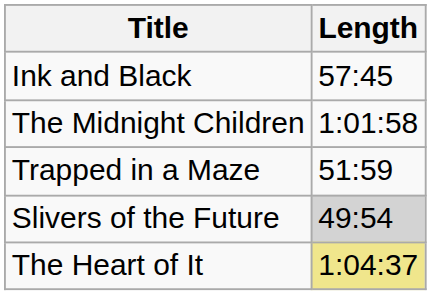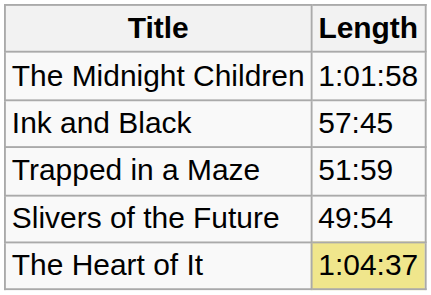rows swapped: (158, 123) <-> (102, 75)
(356, 218) lightgrey background -> (356, 218) no background
